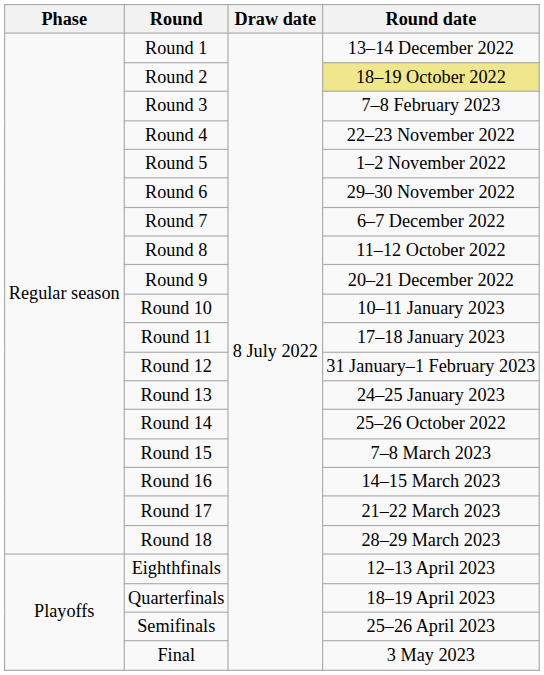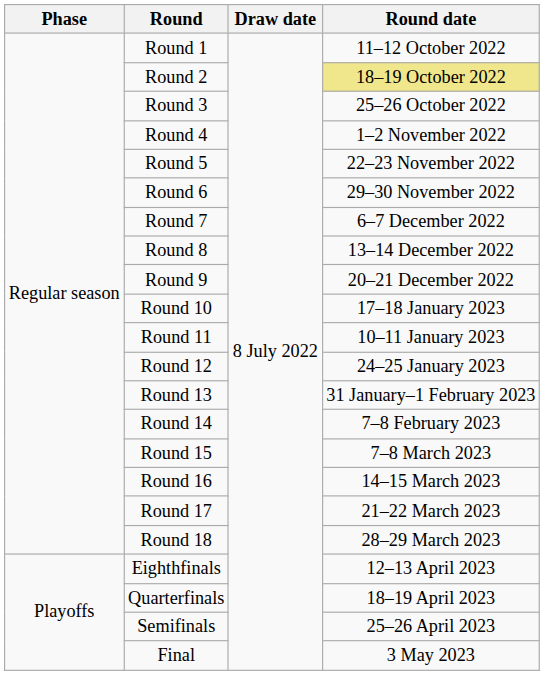(431, 47) 13–14 December 2022 -> (431, 47) 11–12 October 2022
(431, 105) 7–8 February 2023 -> (431, 105) 25–26 October 2022
(431, 134) 22–23 November 2022 -> (431, 134) 1–2 November 2022
(431, 163) 1–2 November 2022 -> (431, 163) 22–23 November 2022
(431, 250) 11–12 October 2022 -> (431, 250) 13–14 December 2022
(431, 308) 10–11 January 2023 -> (431, 308) 17–18 January 2023
(431, 337) 17–18 January 2023 -> (431, 337) 10–11 January 2023
(431, 366) 31 January–1 February 2023 -> (431, 366) 24–25 January 2023
(431, 395) 24–25 January 2023 -> (431, 395) 31 January–1 February 2023
(431, 423) 25–26 October 2022 -> (431, 423) 7–8 February 2023
